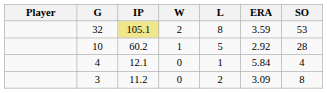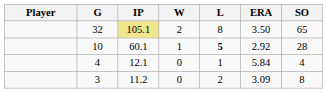(261, 29) 3.59 -> (261, 29) 3.50
(302, 29) 53 -> (302, 29) 65
(138, 46) 60.2 -> (138, 46) 60.1
(220, 46) normal -> (220, 46) bold
